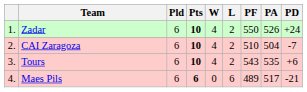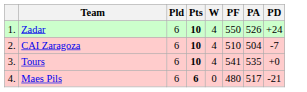- column: (232, 12)
(251, 62) 543 -> (233, 62) 541
(292, 62) +6 -> (274, 62) +0
(251, 78) 489 -> (233, 78) 480
